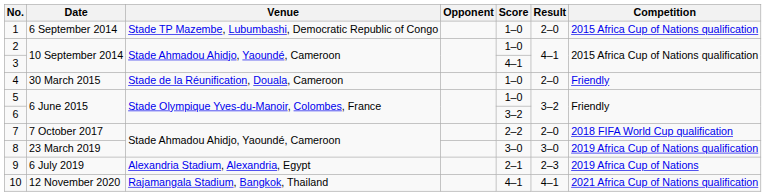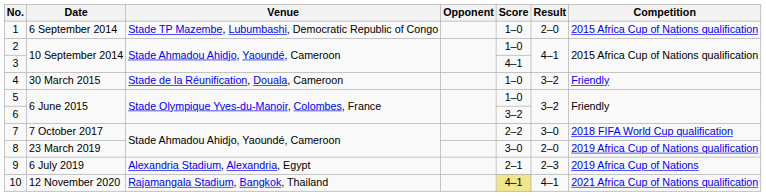(550, 81) 2–0 -> (550, 81) 3–2
(550, 132) 2–0 -> (550, 132) 3–0
(550, 149) 3–0 -> (550, 149) 2–0
(514, 183) no background -> (514, 183) khaki background
